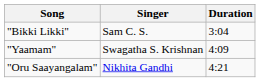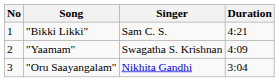+ column: (14, 13)
(219, 31) 3:04 -> (238, 31) 4:21
(219, 67) 4:21 -> (238, 67) 3:04
